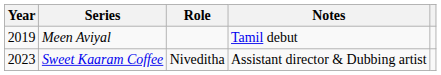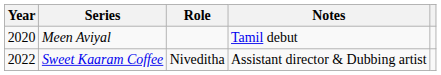(22, 37) 2019 -> (22, 37) 2020
(22, 59) 2023 -> (22, 59) 2022
